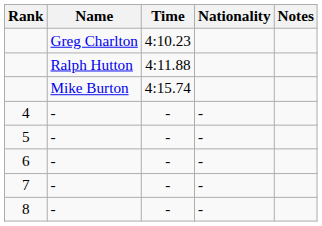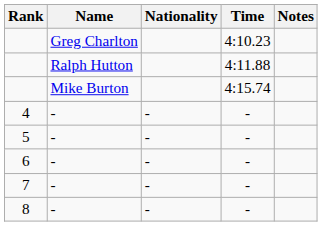columns swapped: (234, 16) <-> (168, 16)
